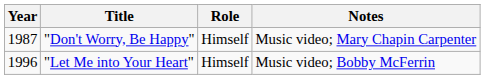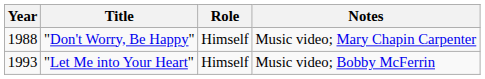(23, 39) 1987 -> (23, 39) 1988
(23, 62) 1996 -> (23, 62) 1993
